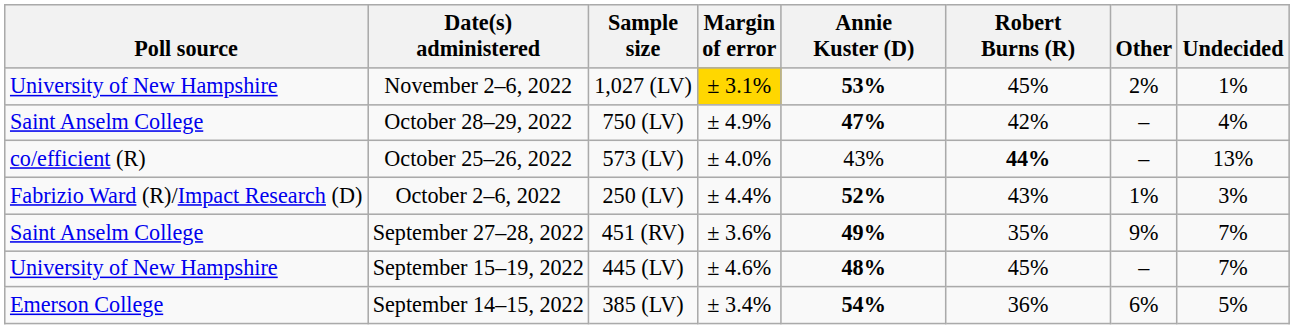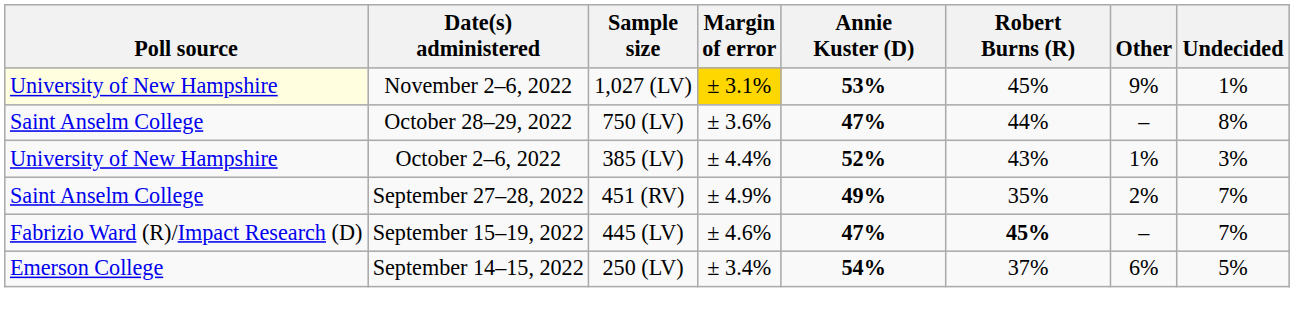(144, 85) no background -> (144, 85) lightyellow background
(1144, 85) 2% -> (1144, 85) 9%
(739, 122) ± 4.9% -> (739, 122) ± 3.6%
(1028, 122) 42% -> (1028, 122) 44%
(1233, 122) 4% -> (1233, 122) 8%
- row: (478, 159)
(186, 195) Fabrizio Ward (R)/Impact Research (D) -> (144, 159) University of New Hampshire
(643, 195) 250 (LV) -> (643, 159) 385 (LV)
(739, 232) ± 3.6% -> (739, 195) ± 4.9%
(1144, 232) 9% -> (1144, 195) 2%
(144, 268) University of New Hampshire -> (186, 232) Fabrizio Ward (R)/Impact Research (D)
(864, 268) 48% -> (864, 232) 47%
(1028, 268) normal -> (1028, 232) bold
(643, 305) 385 (LV) -> (643, 268) 250 (LV)
(1028, 305) 36% -> (1028, 268) 37%
